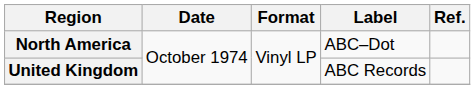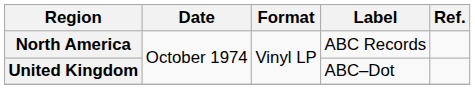(359, 44) ABC–Dot -> (375, 44) ABC Records
(375, 71) ABC Records -> (359, 71) ABC–Dot
